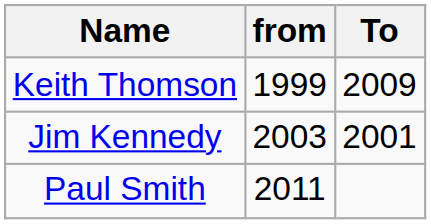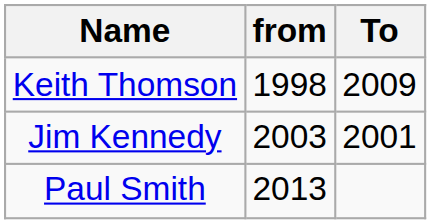(290, 84) 1999 -> (290, 84) 1998
(290, 190) 2011 -> (290, 190) 2013
